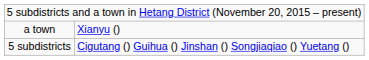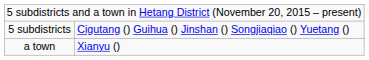rows swapped: (40, 47) <-> (40, 30)
